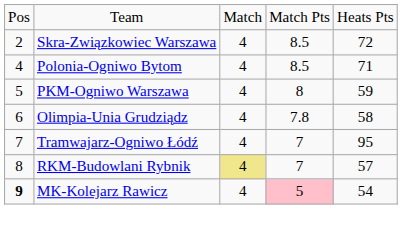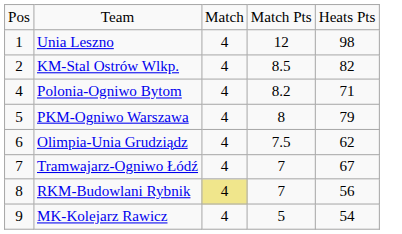+ row: (75, 42)
+ row: (108, 67)
- row: (127, 42)
(300, 67) 8.5 -> (281, 92) 8.2
(365, 92) 59 -> (347, 117) 79
(300, 117) 7.8 -> (281, 142) 7.5
(365, 117) 58 -> (347, 142) 62
(365, 142) 95 -> (347, 166) 67
(365, 166) 57 -> (347, 191) 56
(19, 191) bold -> (19, 216) normal
(300, 191) pink background -> (281, 216) no background
